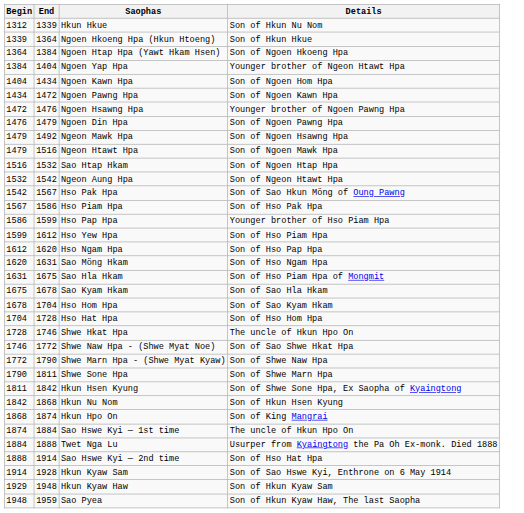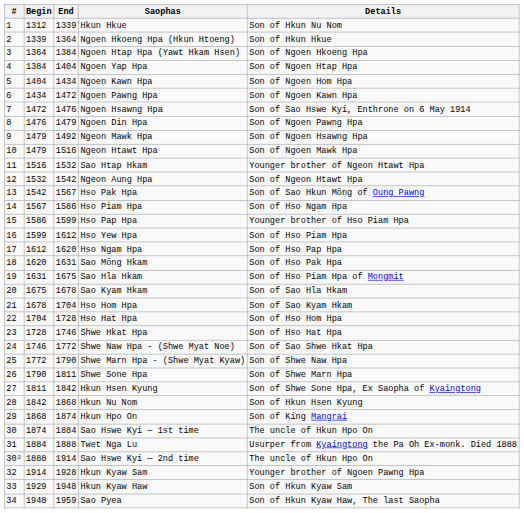+ column: (14, 11)
(317, 67) Younger brother of Ngeon Htawt Hpa -> (303, 67) Son of Ngoen Htap Hpa
(317, 109) Younger brother of Ngoen Pawng Hpa -> (360, 109) Son of Sao Hswe Kyi, Enthrone on 6 May 1914
(284, 165) Son of Ngoen Htap Hpa -> (337, 165) Younger brother of Ngeon Htawt Hpa
(276, 207) Son of Hso Pak Hpa -> (298, 207) Son of Hso Ngam Hpa
(279, 263) Son of Hso Ngam Hpa -> (296, 263) Son of Hso Pak Hpa
(292, 333) The uncle of Hkun Hpo On -> (296, 333) Son of Hso Hat Hpa
(276, 459) Son of Hso Hat Hpa -> (311, 459) The uncle of Hkun Hpo On
(340, 473) Son of Sao Hswe Kyi, Enthrone on 6 May 1914 -> (337, 473) Younger brother of Ngoen Pawng Hpa
